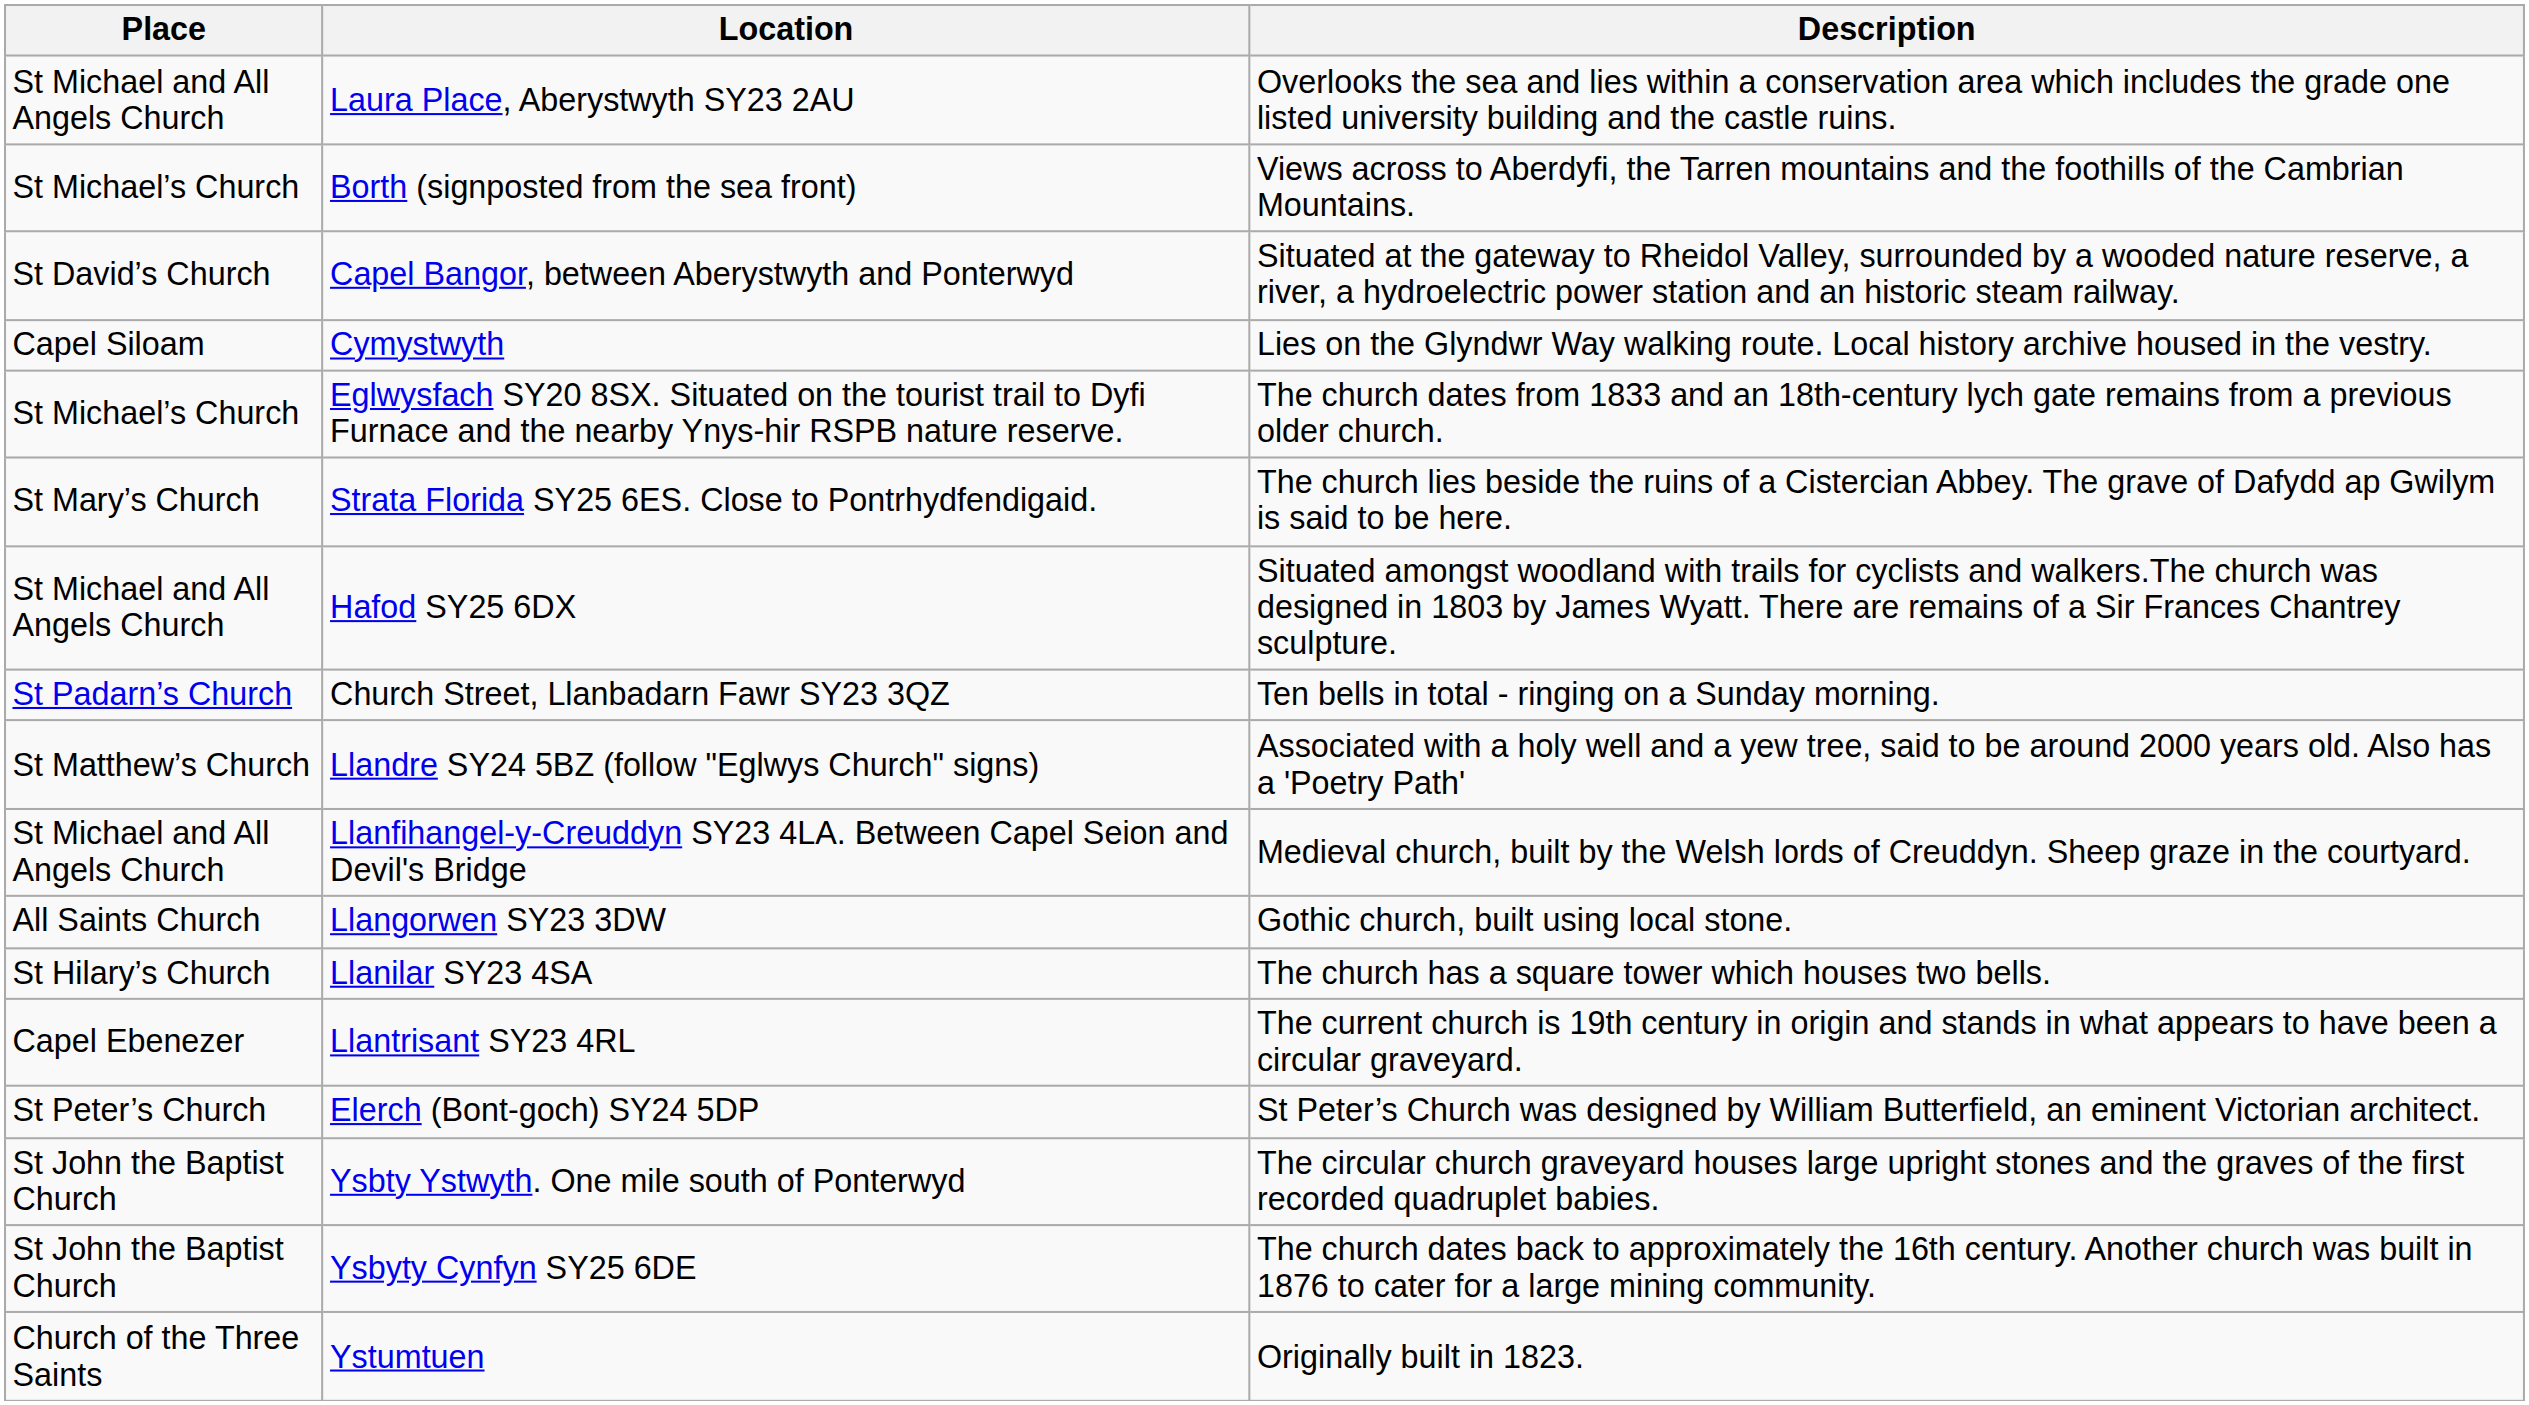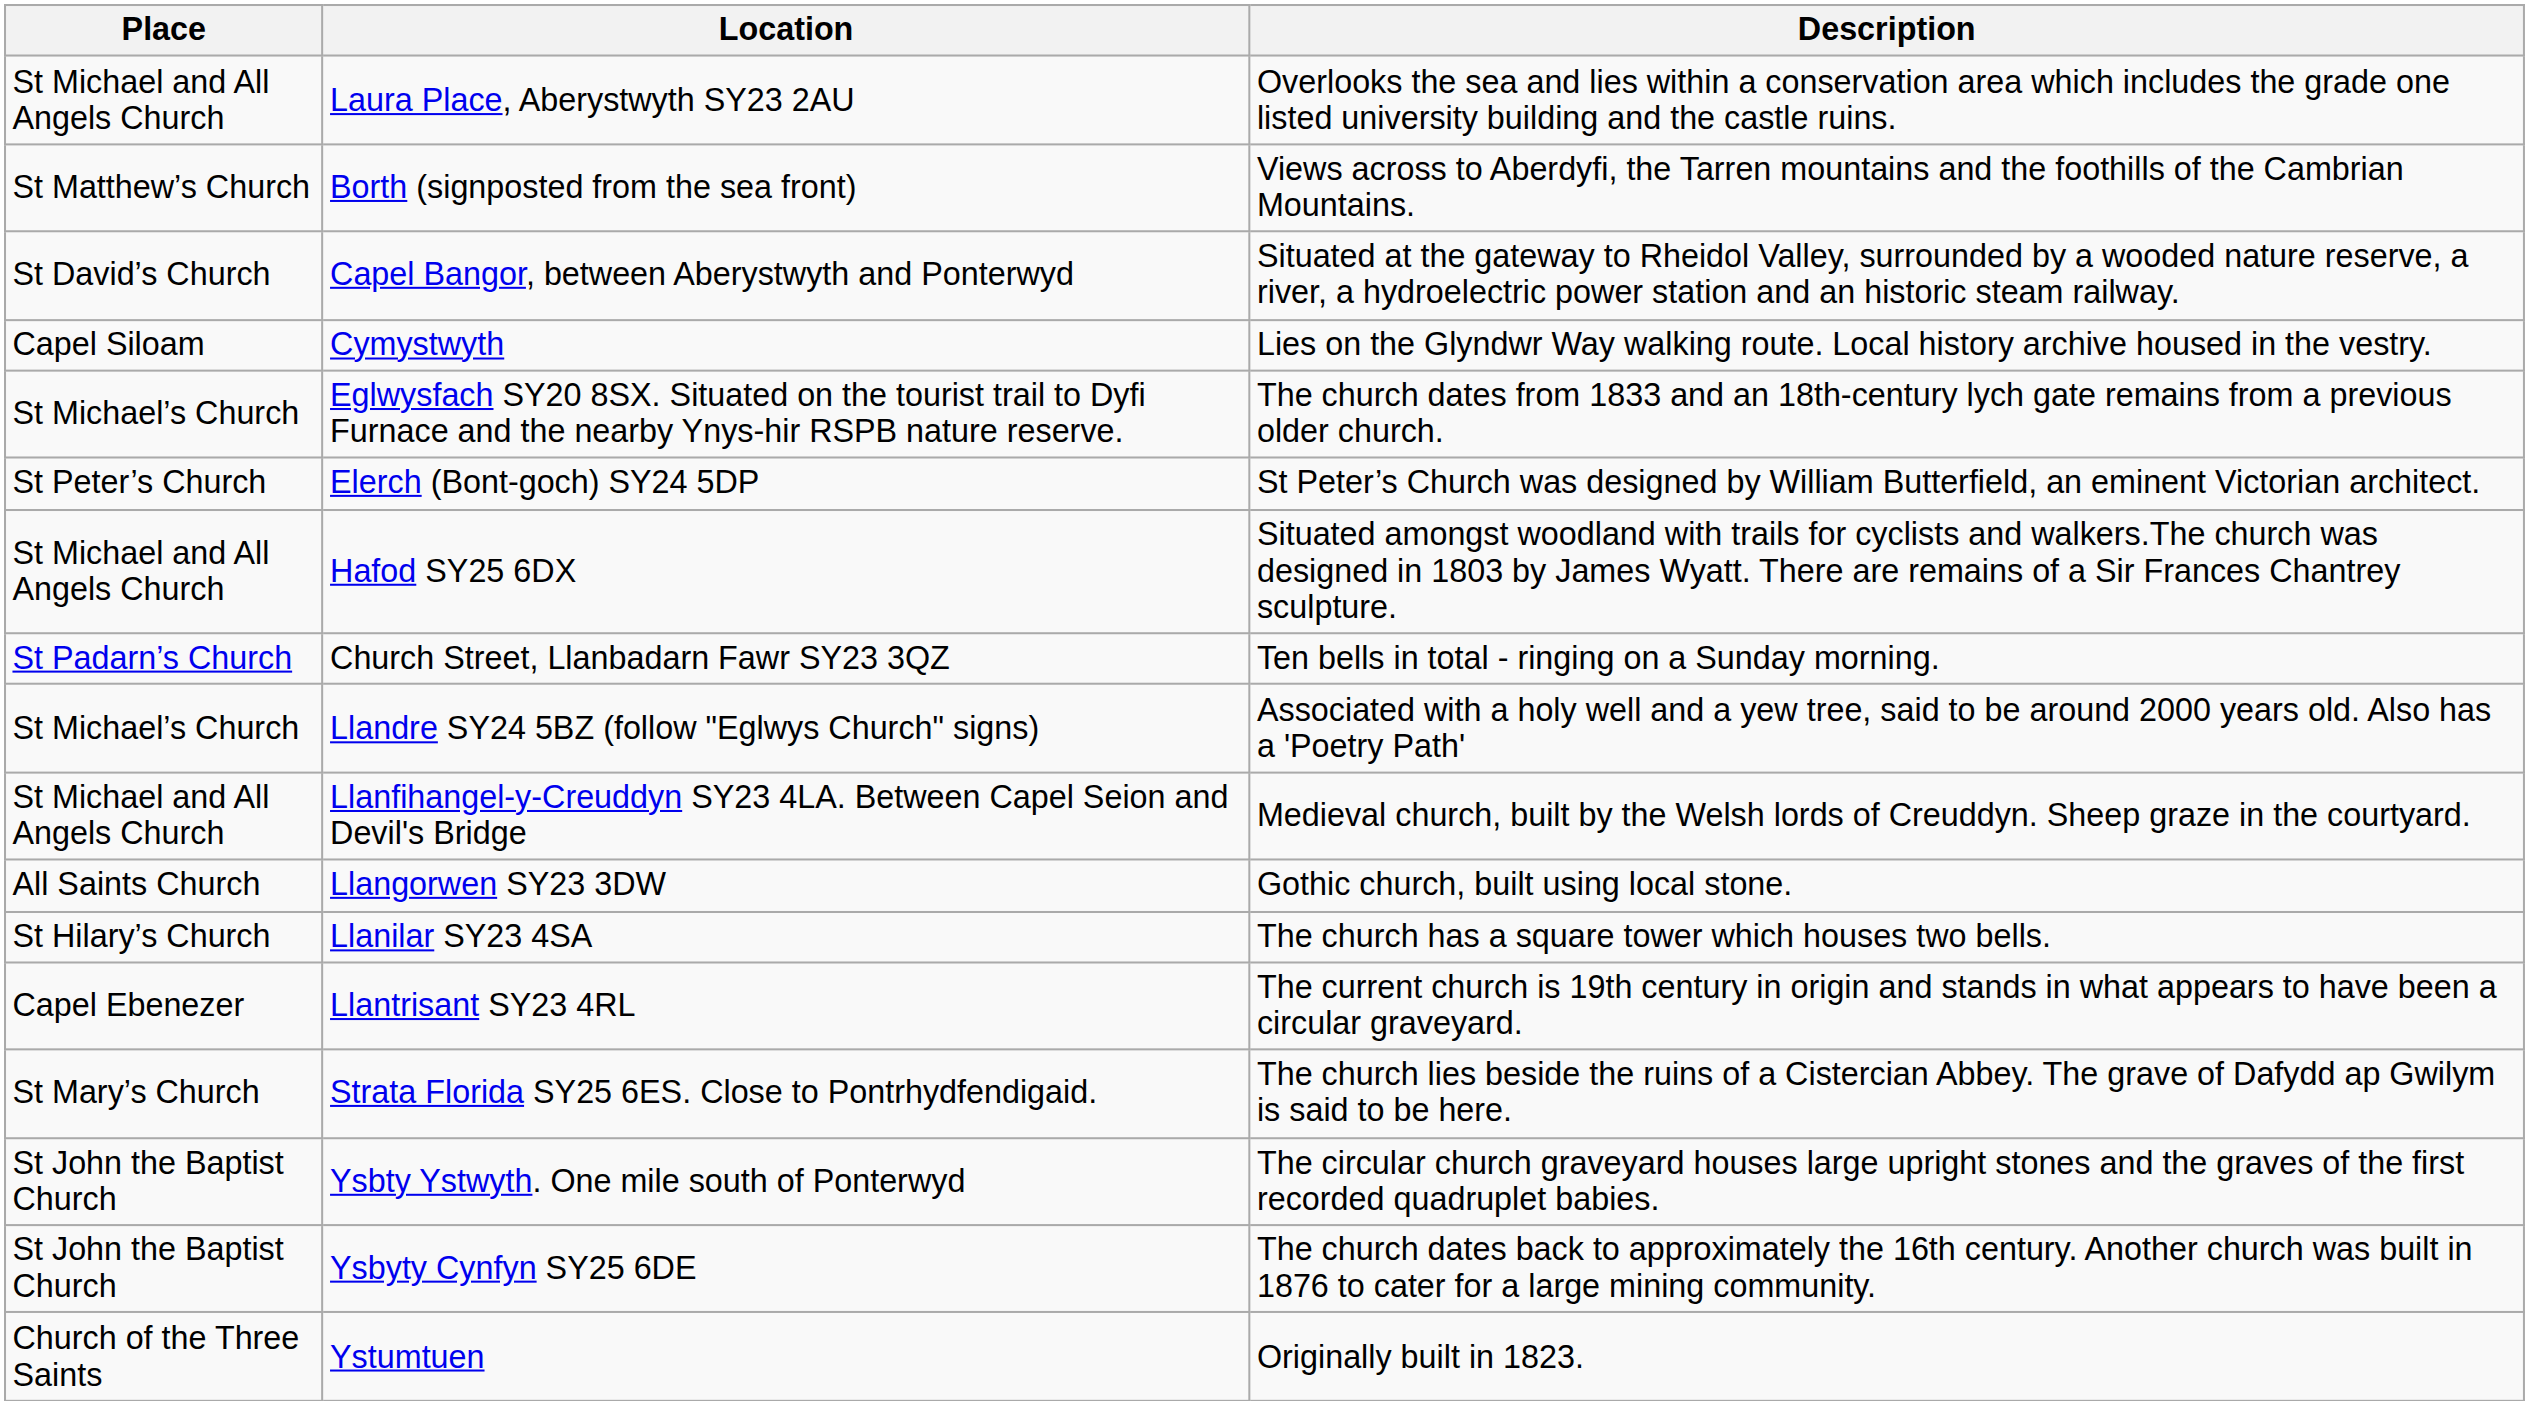(156, 187) St Michael’s Church -> (161, 187) St Matthew’s Church
rows swapped: (545, 1111) <-> (714, 501)
(161, 764) St Matthew’s Church -> (156, 727) St Michael’s Church
